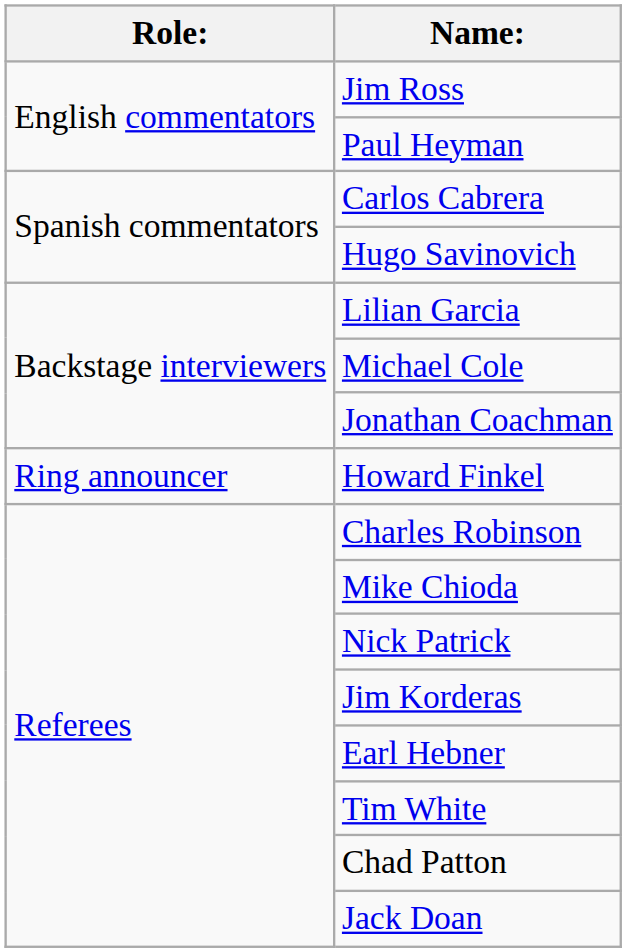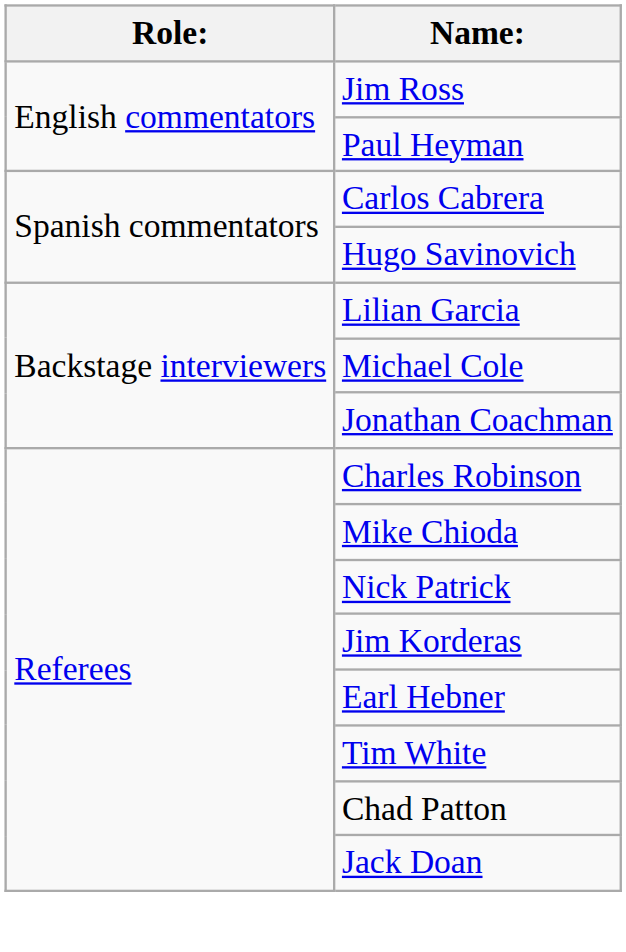- row: (443, 475)
